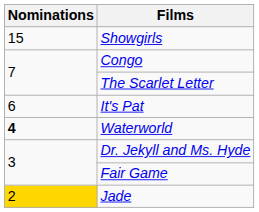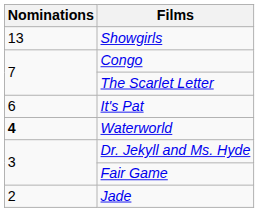(16, 38) 15 -> (16, 38) 13
(12, 196) gold background -> (12, 196) no background
